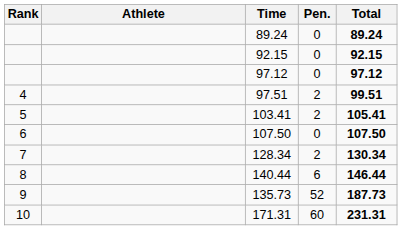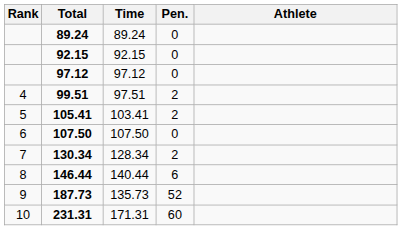columns swapped: (143, 14) <-> (366, 14)
